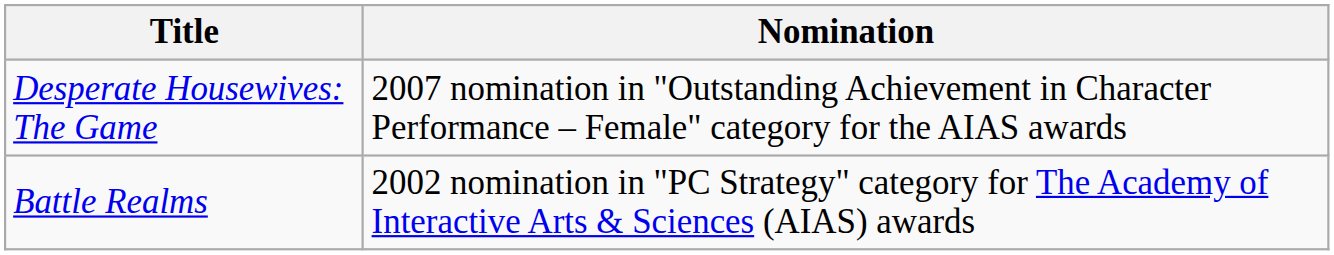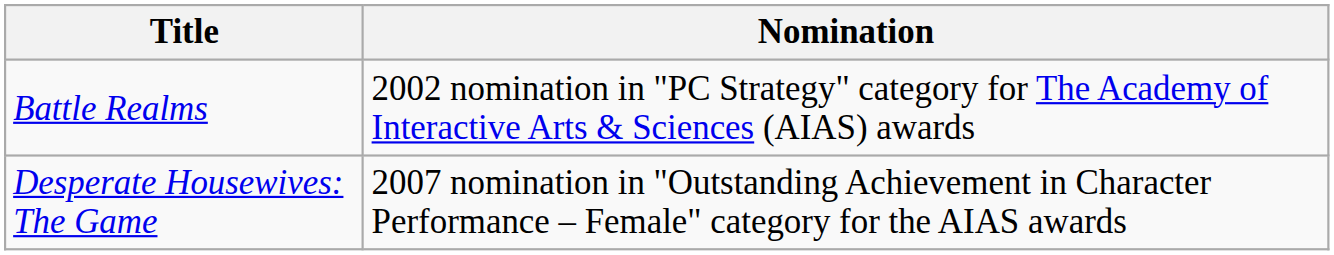rows swapped: (110, 201) <-> (178, 107)
